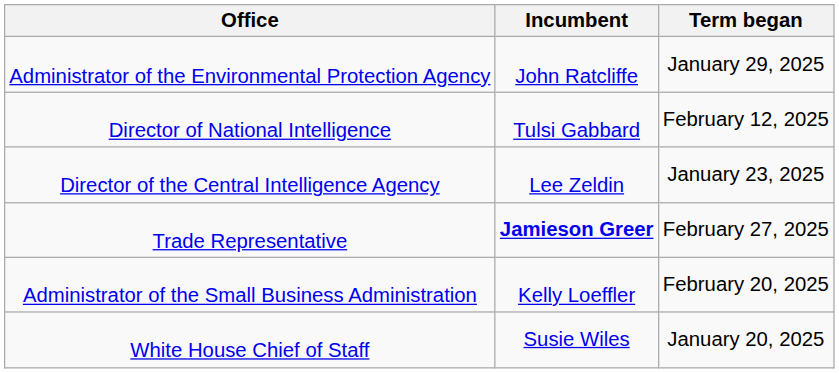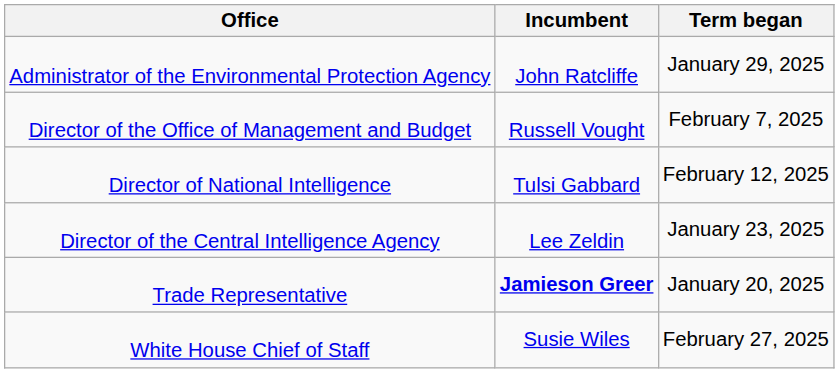+ row: (250, 130)
(746, 229) February 27, 2025 -> (746, 284) January 20, 2025
- row: (250, 296)
(746, 339) January 20, 2025 -> (746, 339) February 27, 2025
